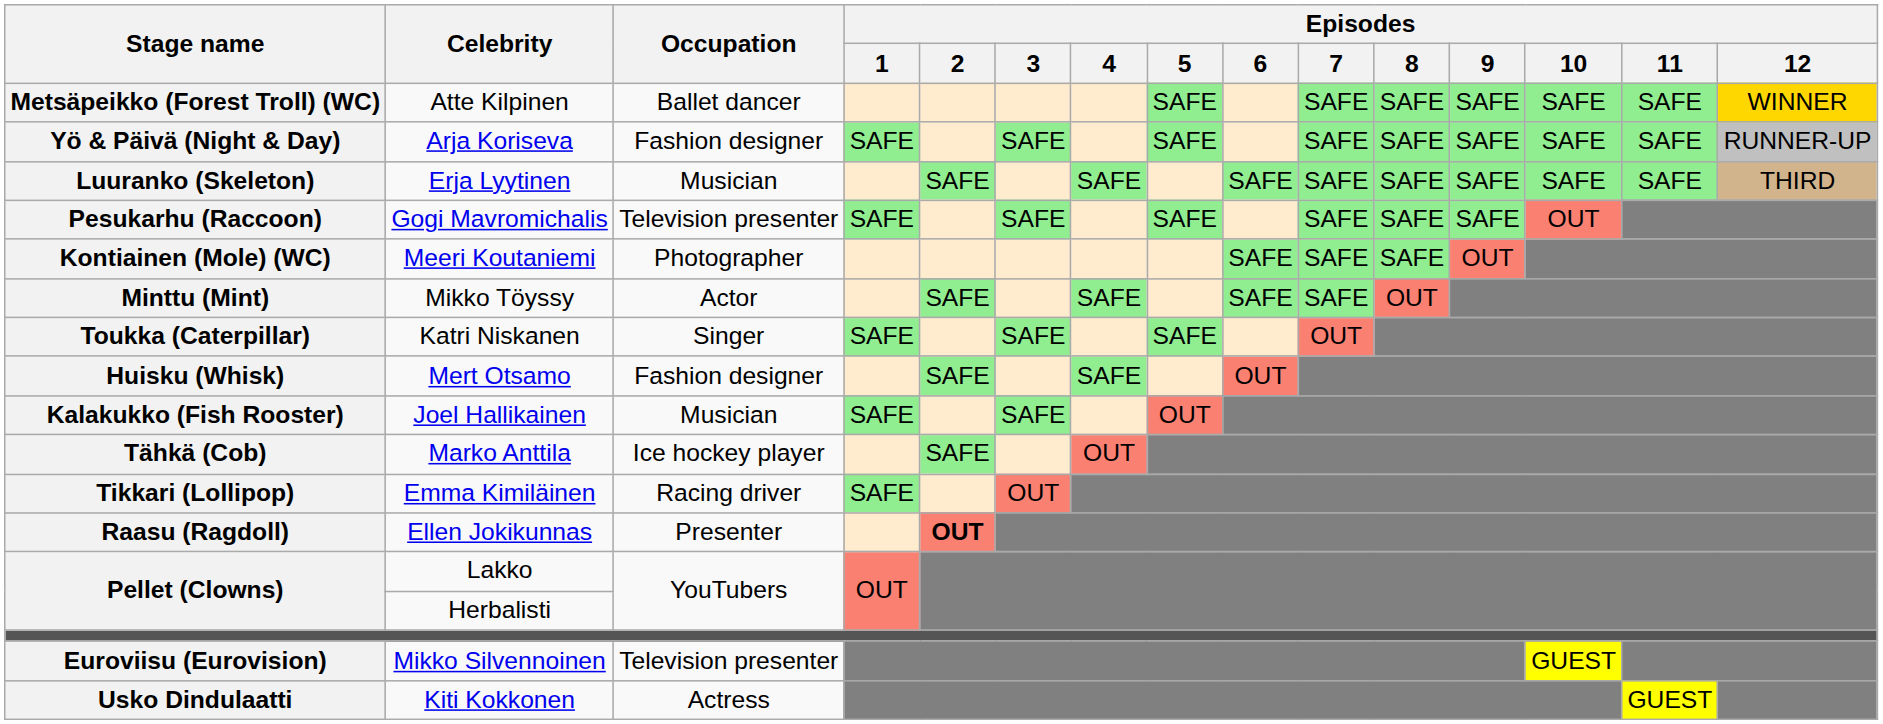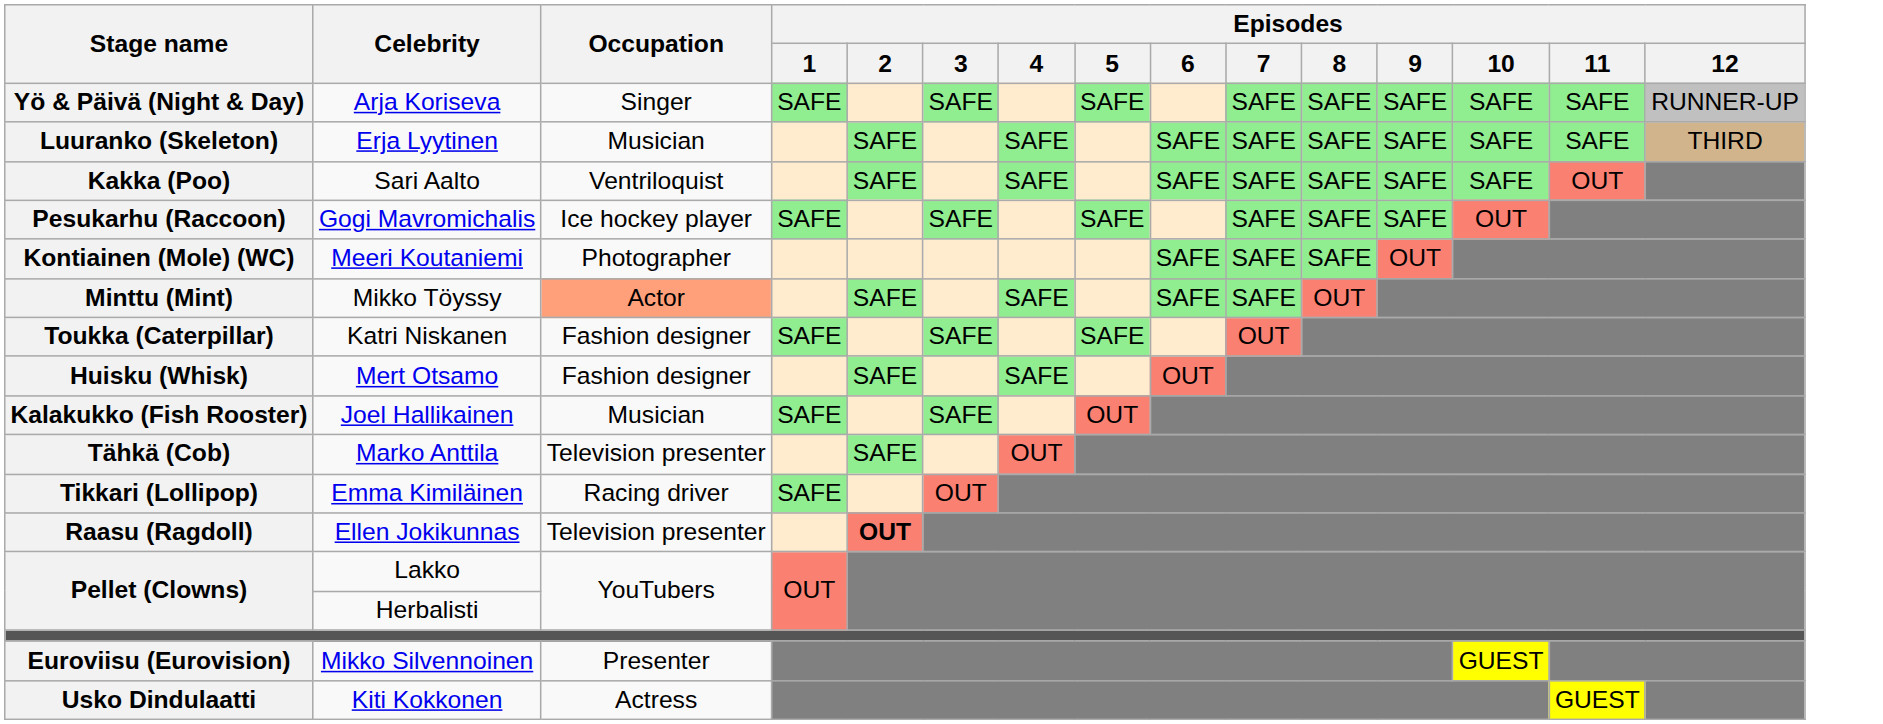- row: (195, 102)
(729, 141) Fashion designer -> (656, 102) Singer
+ row: (159, 180)
(729, 219) Television presenter -> (656, 219) Ice hockey player
(729, 297) no background -> (656, 297) lightsalmon background
(729, 336) Singer -> (656, 336) Fashion designer
(729, 453) Ice hockey player -> (656, 453) Television presenter
(729, 532) Presenter -> (656, 532) Television presenter
(729, 660) Television presenter -> (656, 660) Presenter
